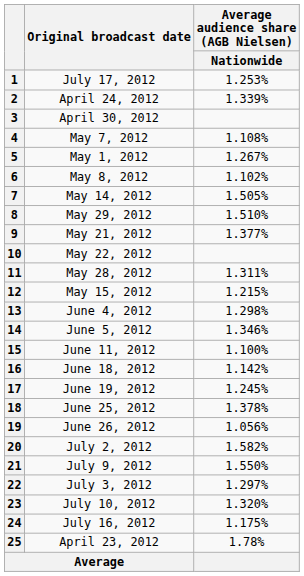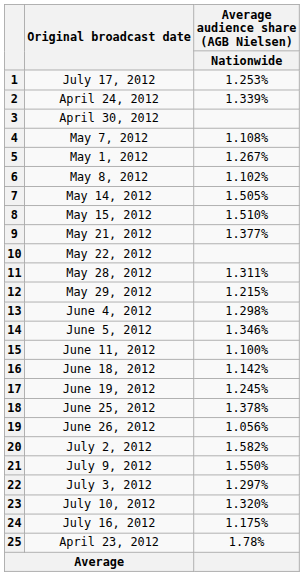(109, 215) May 29, 2012 -> (109, 215) May 15, 2012
(109, 292) May 15, 2012 -> (109, 292) May 29, 2012
